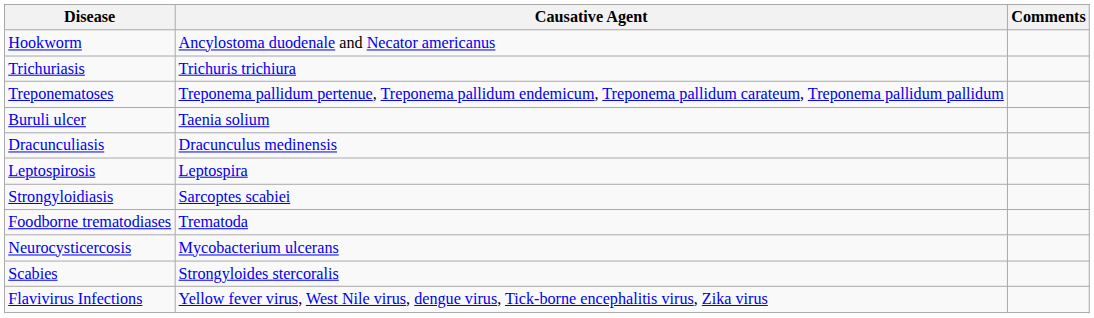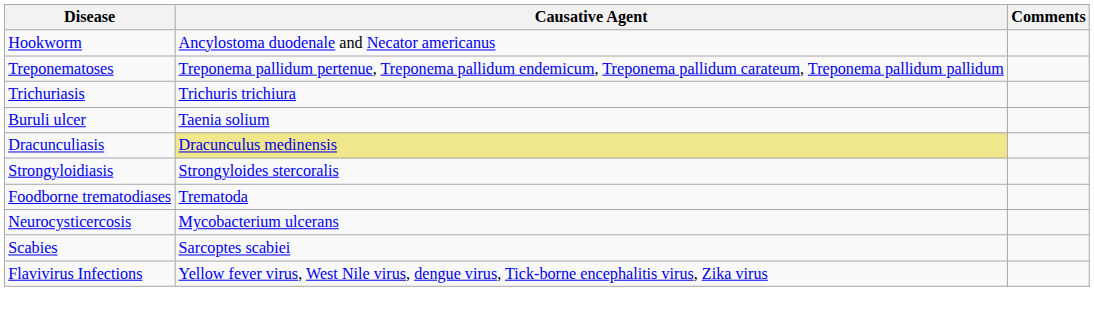rows swapped: (47, 68) <-> (61, 94)
(258, 145) no background -> (258, 145) khaki background
- row: (52, 171)
(234, 196) Sarcoptes scabiei -> (259, 171) Strongyloides stercoralis
(259, 273) Strongyloides stercoralis -> (234, 247) Sarcoptes scabiei
